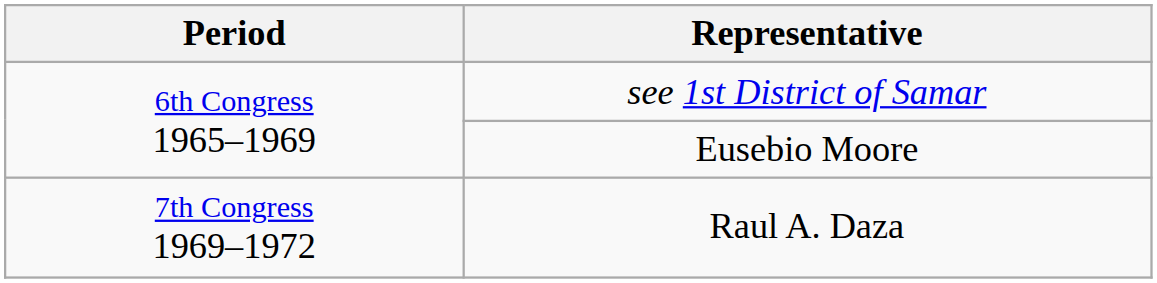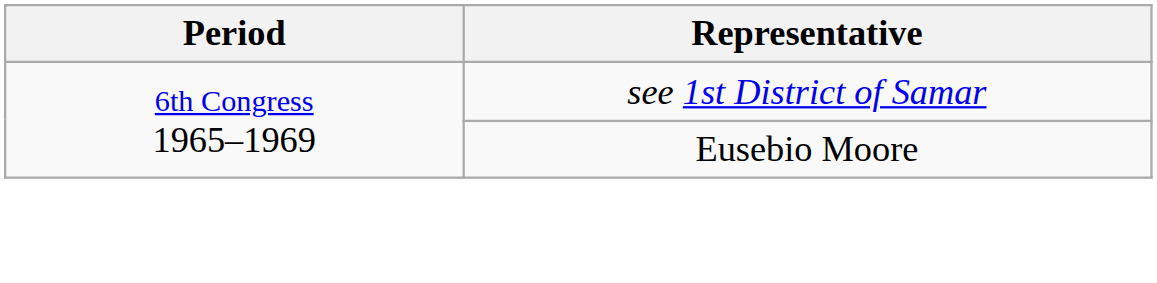- row: (807, 226)
